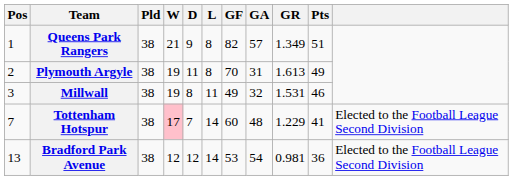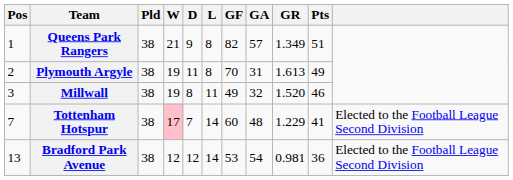(290, 93) 1.531 -> (290, 93) 1.520
